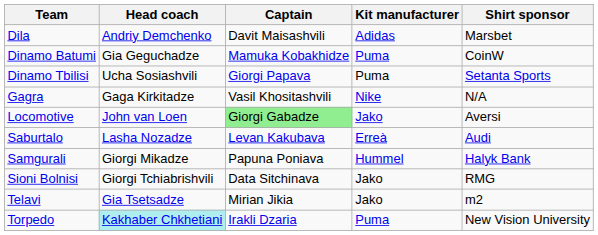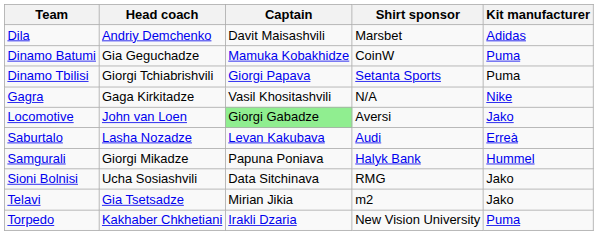columns swapped: (407, 14) <-> (527, 14)
(150, 76) Ucha Sosiashvili -> (158, 76) Giorgi Tchiabrishvili
(158, 179) Giorgi Tchiabrishvili -> (150, 179) Ucha Sosiashvili
(162, 220) paleturquoise background -> (162, 220) no background
